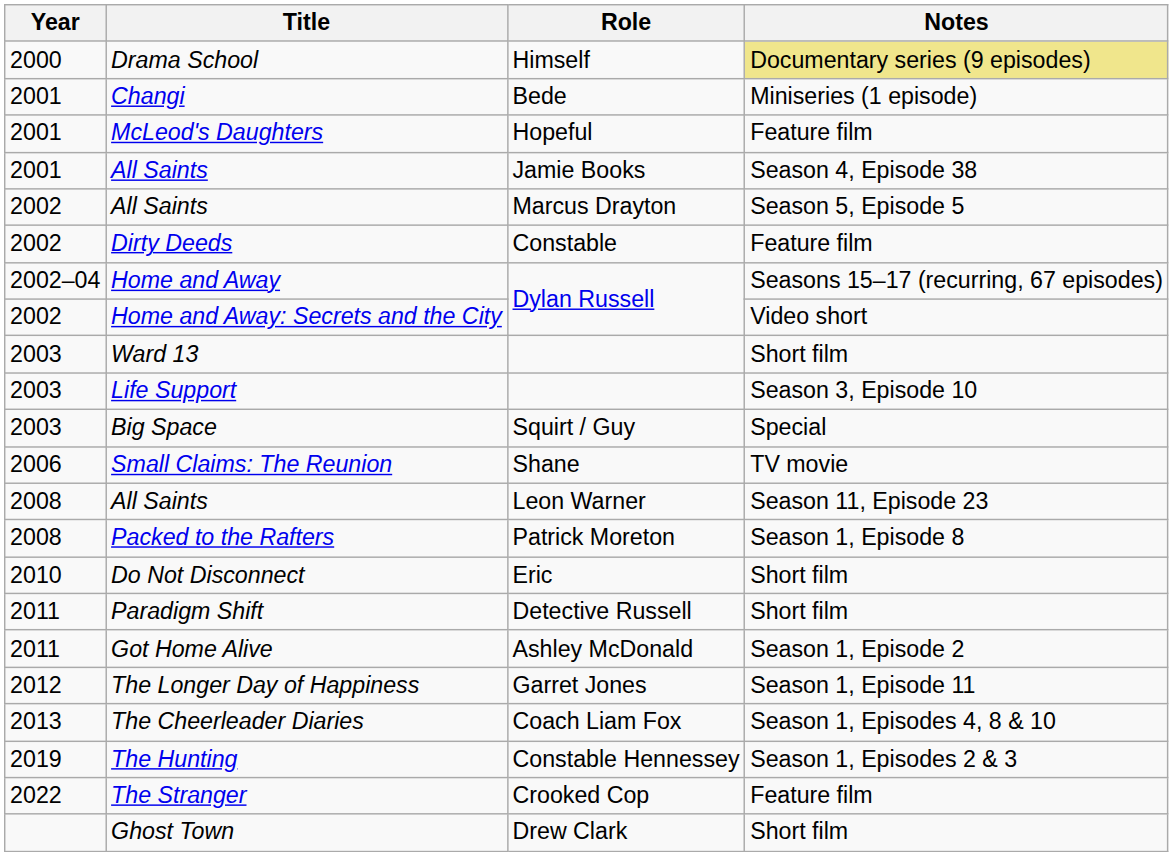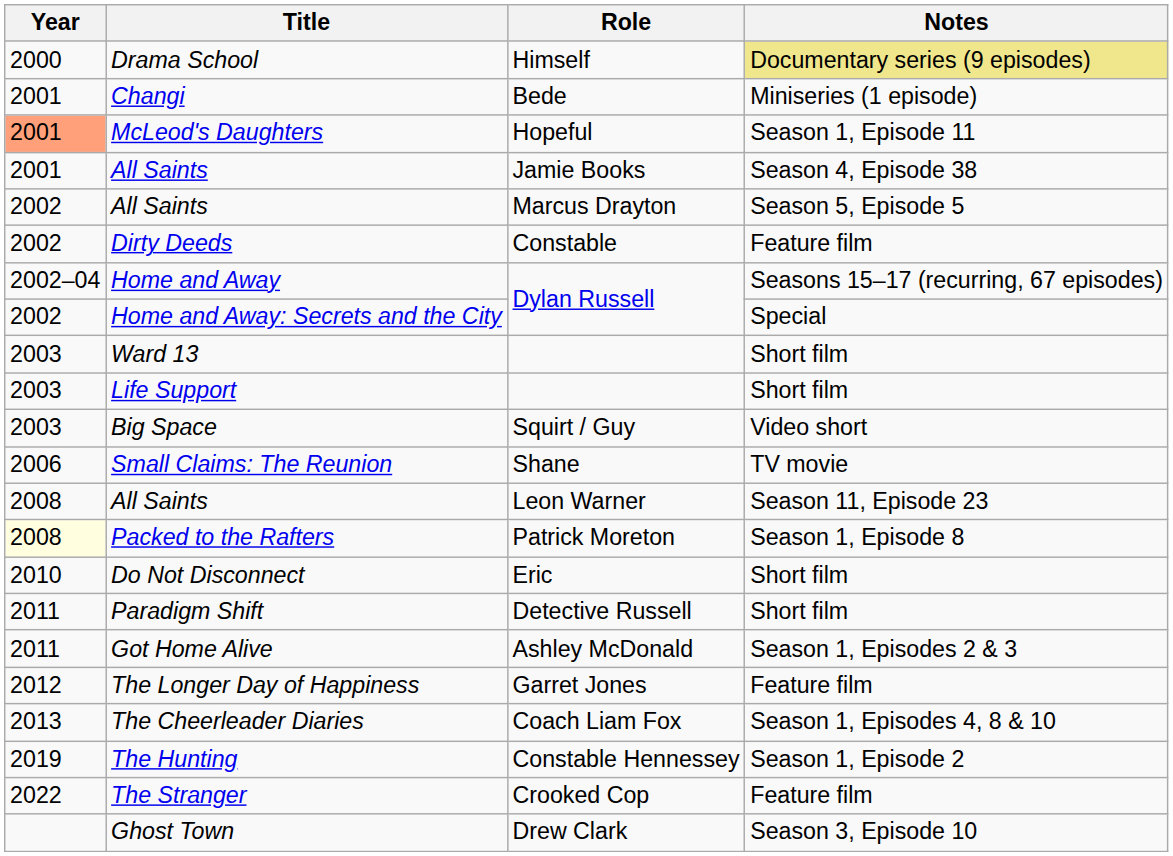(36, 133) no background -> (36, 133) lightsalmon background
(811, 133) Feature film -> (863, 133) Season 1, Episode 11
(809, 317) Video short -> (788, 317) Special
(864, 390) Season 3, Episode 10 -> (799, 390) Short film
(788, 427) Special -> (809, 427) Video short
(36, 538) no background -> (36, 538) lightyellow background
(857, 648) Season 1, Episode 2 -> (884, 648) Season 1, Episodes 2 & 3
(863, 685) Season 1, Episode 11 -> (811, 685) Feature film
(884, 758) Season 1, Episodes 2 & 3 -> (857, 758) Season 1, Episode 2
(799, 832) Short film -> (864, 832) Season 3, Episode 10
